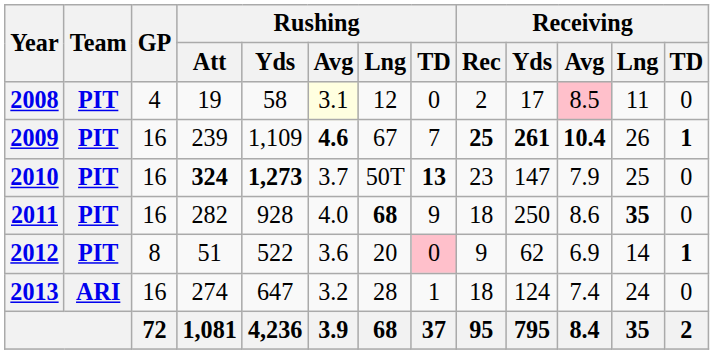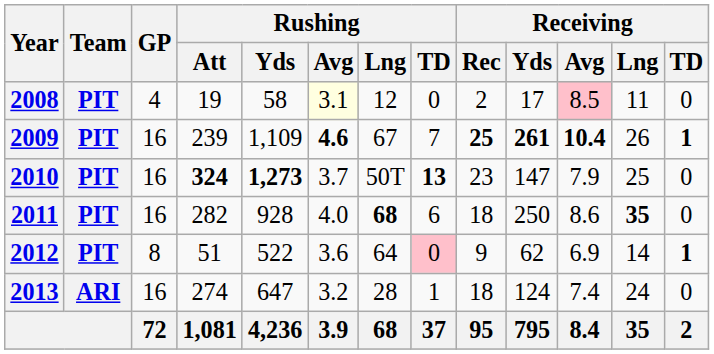(434, 215) 9 -> (434, 215) 6
(385, 253) 20 -> (385, 253) 64
